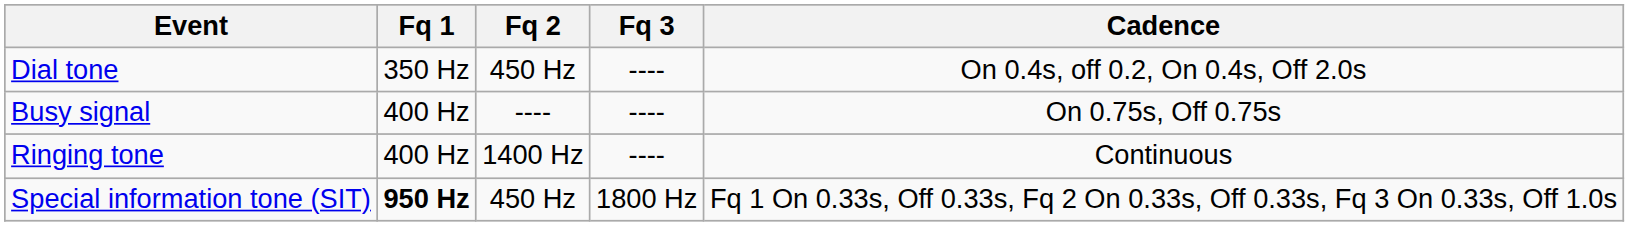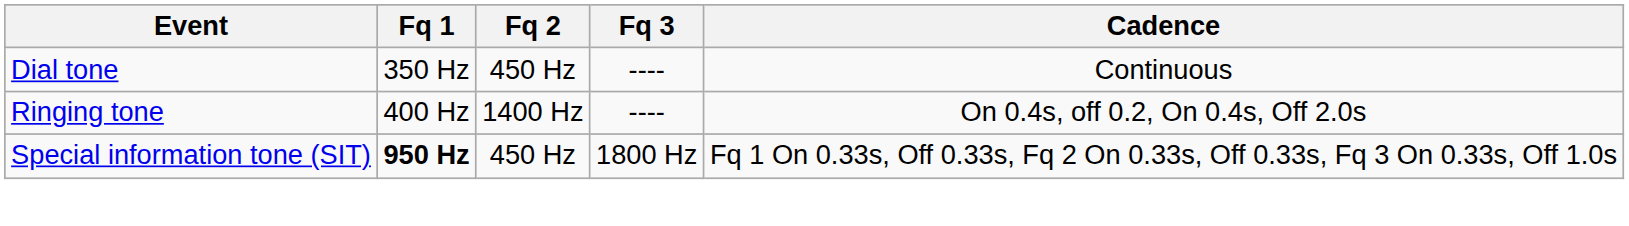(1163, 69) On 0.4s, off 0.2, On 0.4s, Off 2.0s -> (1163, 69) Continuous
- row: (81, 112)
(1163, 155) Continuous -> (1163, 112) On 0.4s, off 0.2, On 0.4s, Off 2.0s
